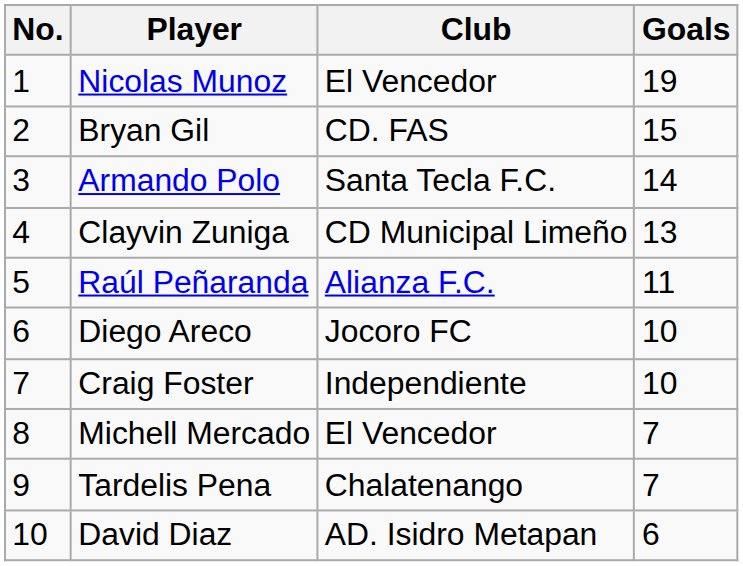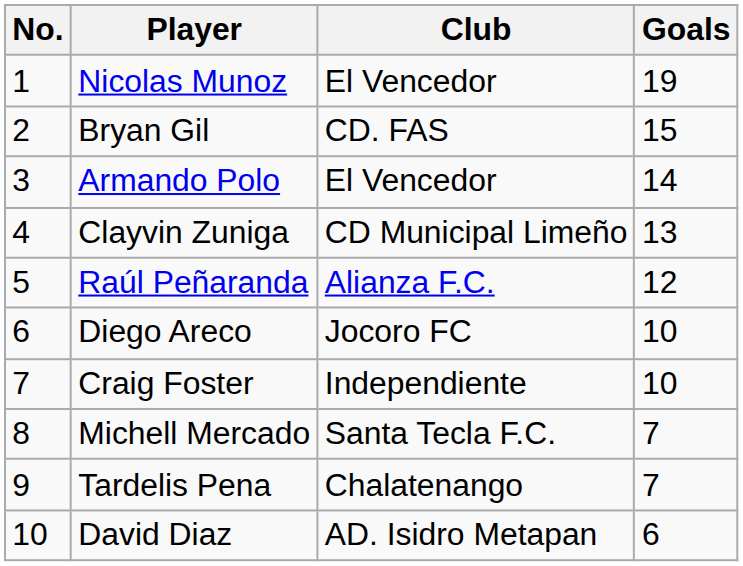(440, 181) Santa Tecla F.C. -> (411, 181) El Vencedor
(659, 282) 11 -> (660, 282) 12
(411, 433) El Vencedor -> (440, 433) Santa Tecla F.C.
